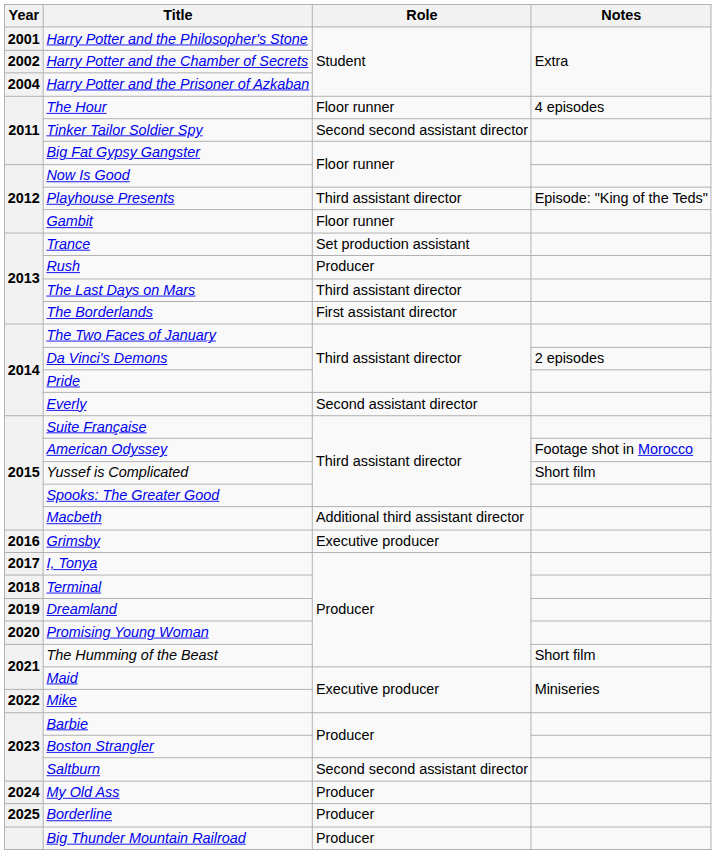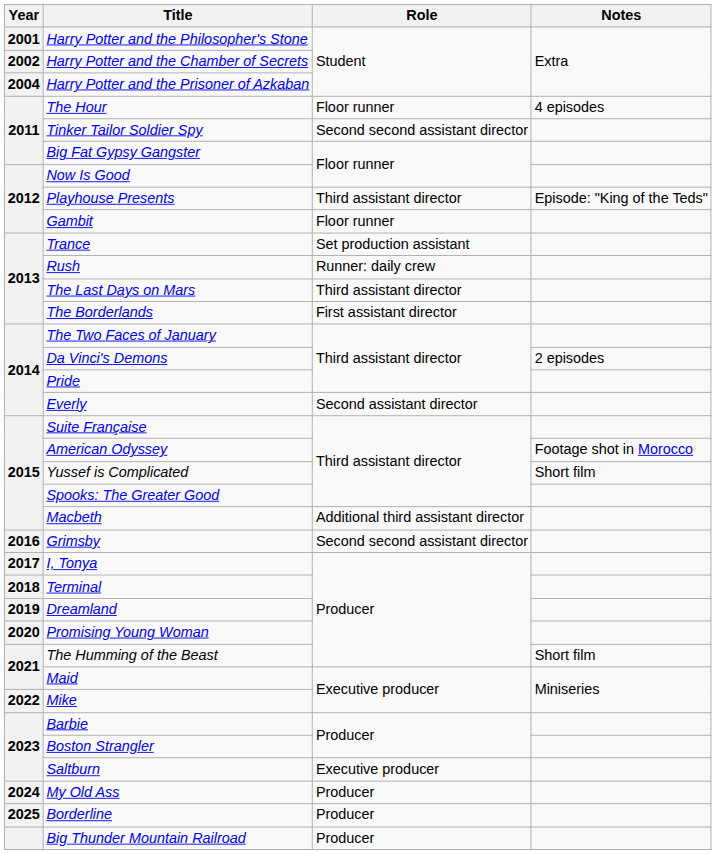(345, 267) Producer -> (376, 267) Runner: daily crew
(378, 541) Executive producer -> (422, 541) Second second assistant director
(422, 769) Second second assistant director -> (378, 769) Executive producer
